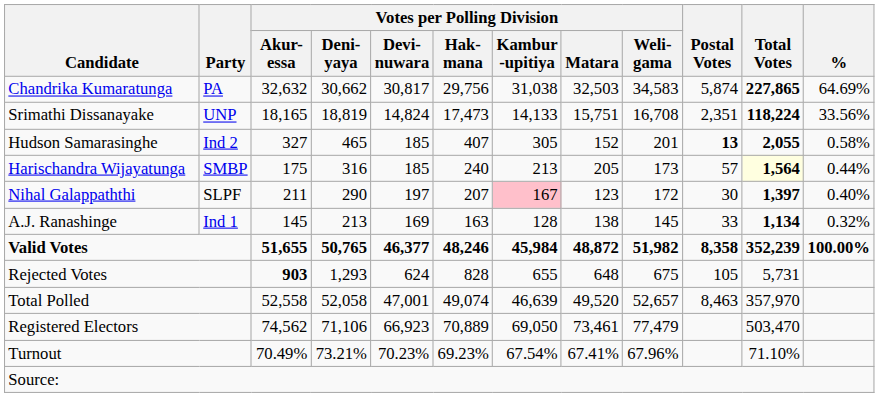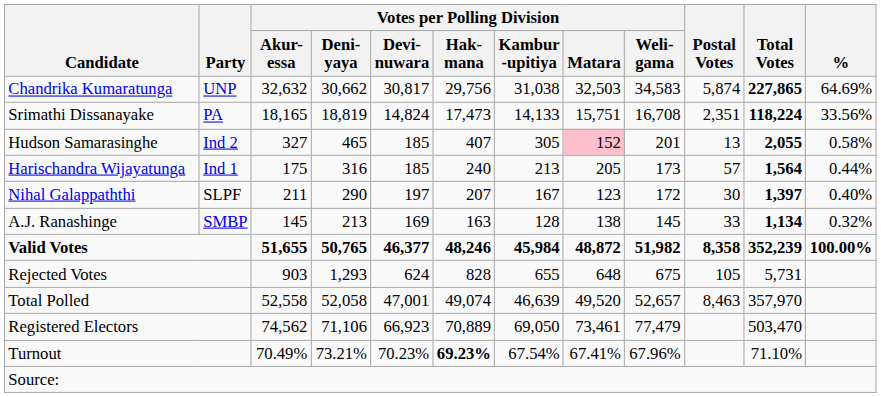(213, 89) PA -> (220, 89) UNP
(220, 115) UNP -> (213, 115) PA
(606, 141) no background -> (608, 141) pink background
(730, 141) bold -> (732, 141) normal
(225, 168) SMBP -> (221, 168) Ind 1
(781, 168) lightyellow background -> (783, 168) no background
(545, 194) pink background -> (547, 194) no background
(221, 221) Ind 1 -> (225, 221) SMBP
(295, 273) bold -> (295, 273) normal
(463, 353) normal -> (464, 353) bold
